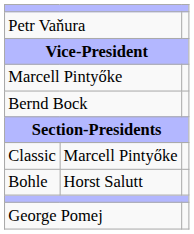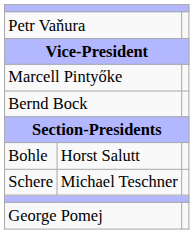- row: (32, 155)
+ row: (31, 181)
